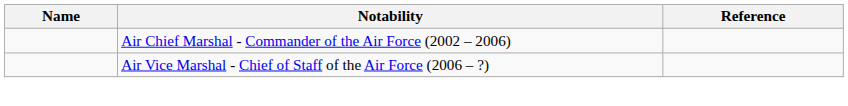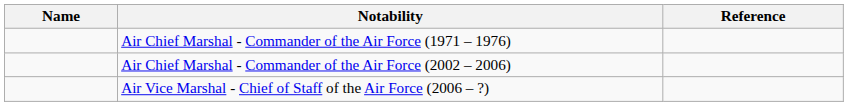+ row: (316, 40)
